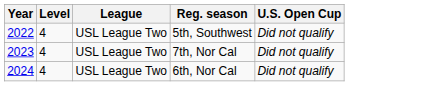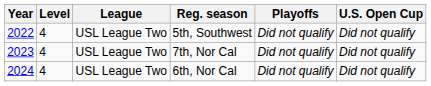+ column: (295, 14)
